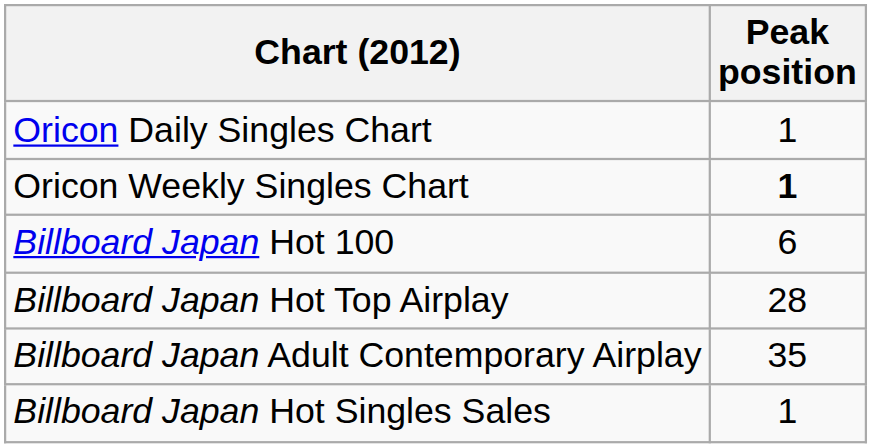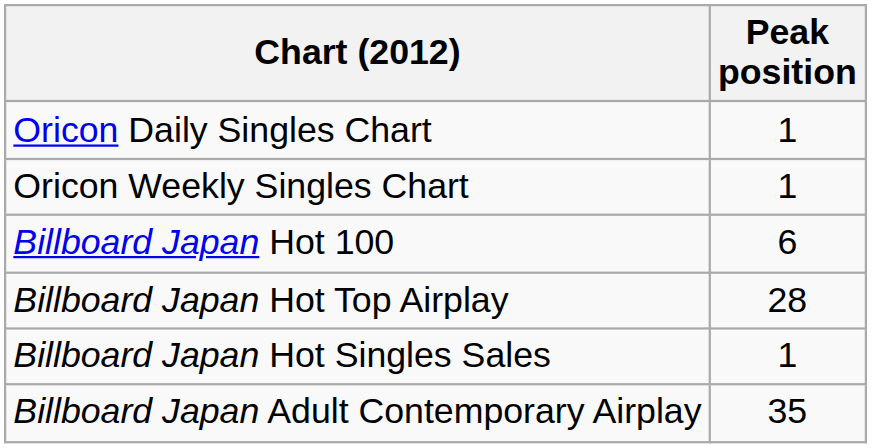(787, 186) bold -> (787, 186) normal
rows swapped: (282, 412) <-> (357, 355)
